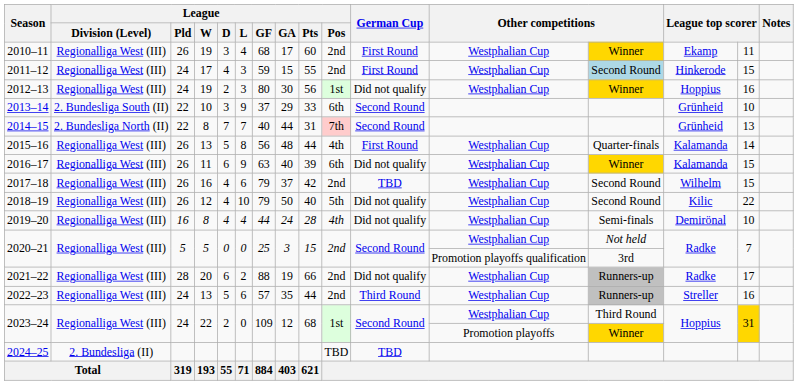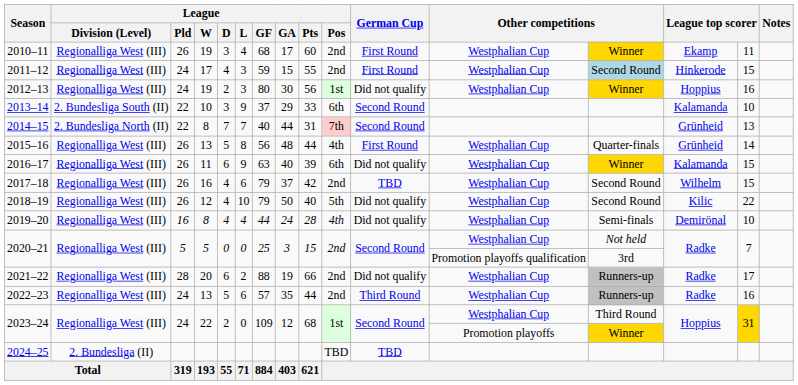(701, 107) Grünheid -> (701, 107) Kalamanda
(701, 145) Kalamanda -> (701, 145) Grünheid
(701, 295) Streller -> (701, 295) Radke
